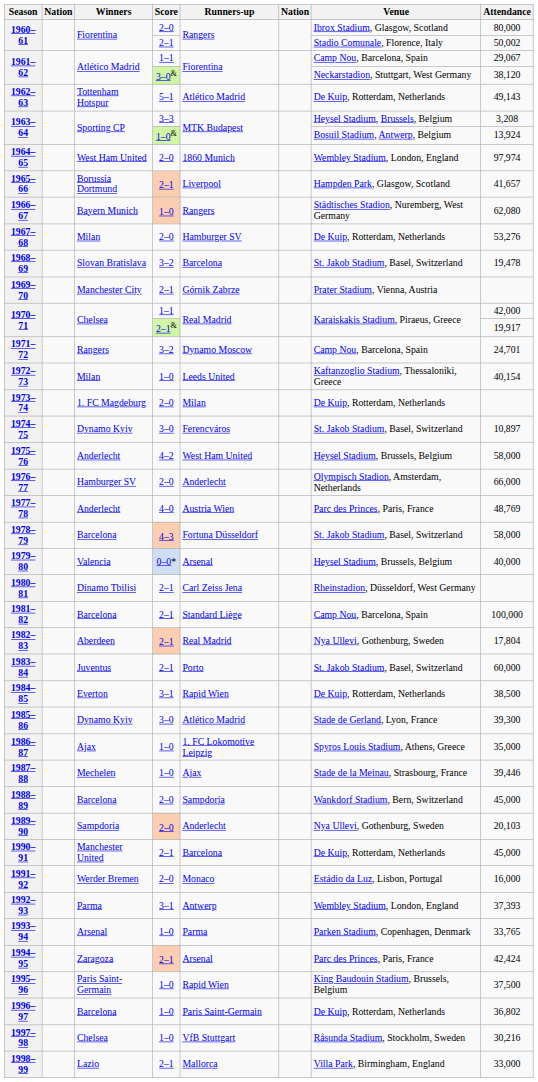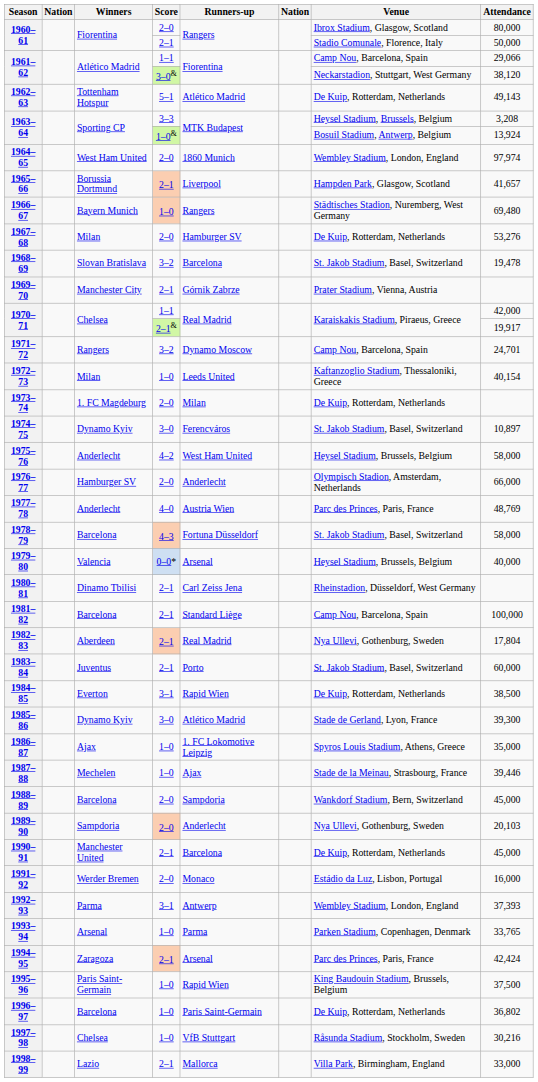(507, 43) 50,002 -> (507, 43) 50,000
(507, 58) 29,067 -> (507, 58) 29,066
(507, 210) 62,080 -> (507, 210) 69,480
